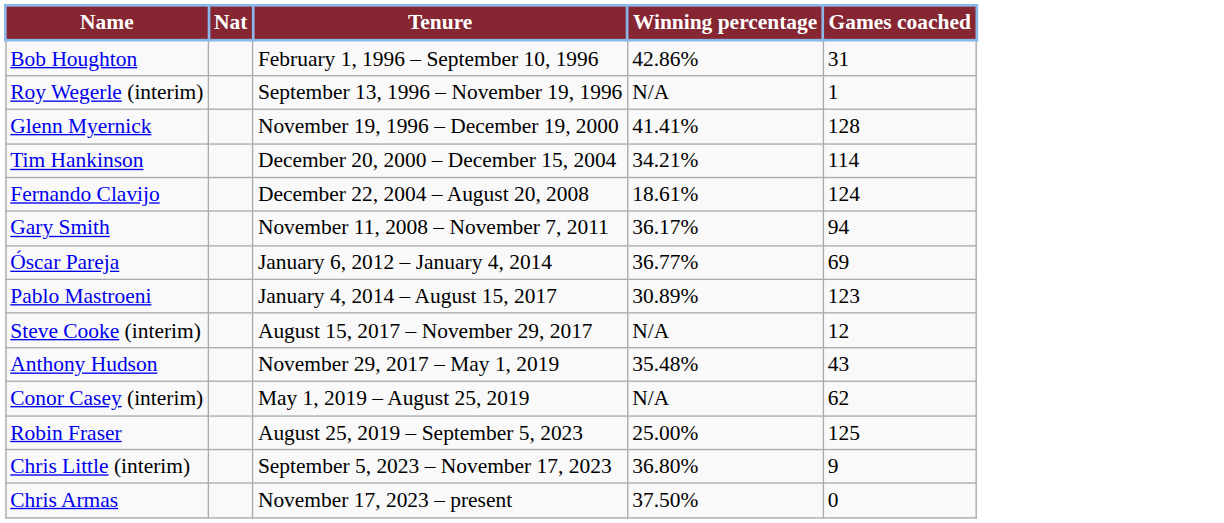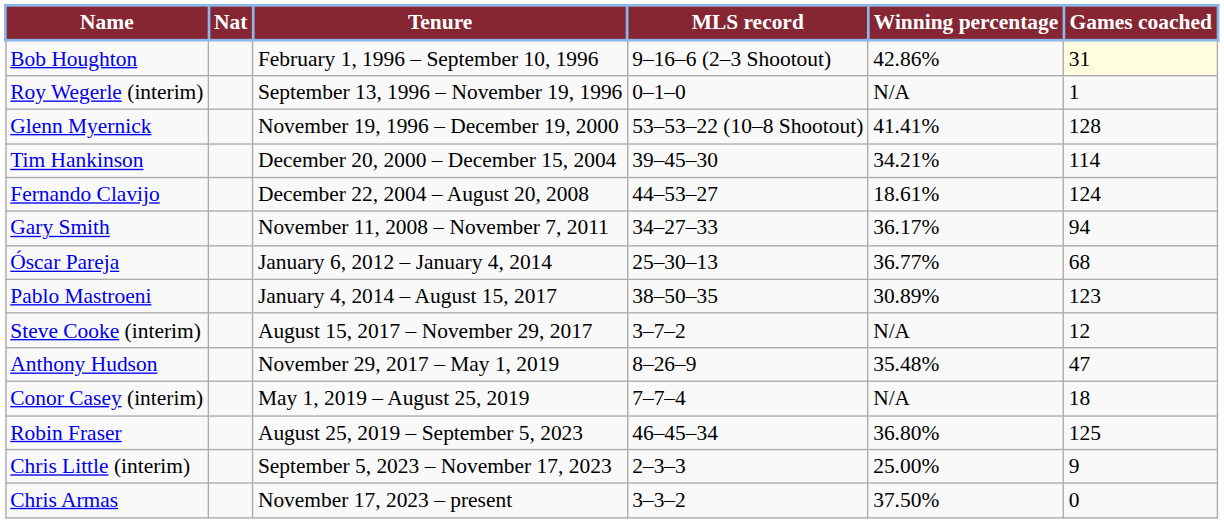+ column: (748, 22)
(839, 58) no background -> (1080, 58) lightyellow background
(839, 262) 69 -> (1080, 262) 68
(839, 364) 43 -> (1080, 364) 47
(839, 398) 62 -> (1080, 398) 18
(665, 432) 25.00% -> (906, 432) 36.80%
(665, 466) 36.80% -> (906, 466) 25.00%
